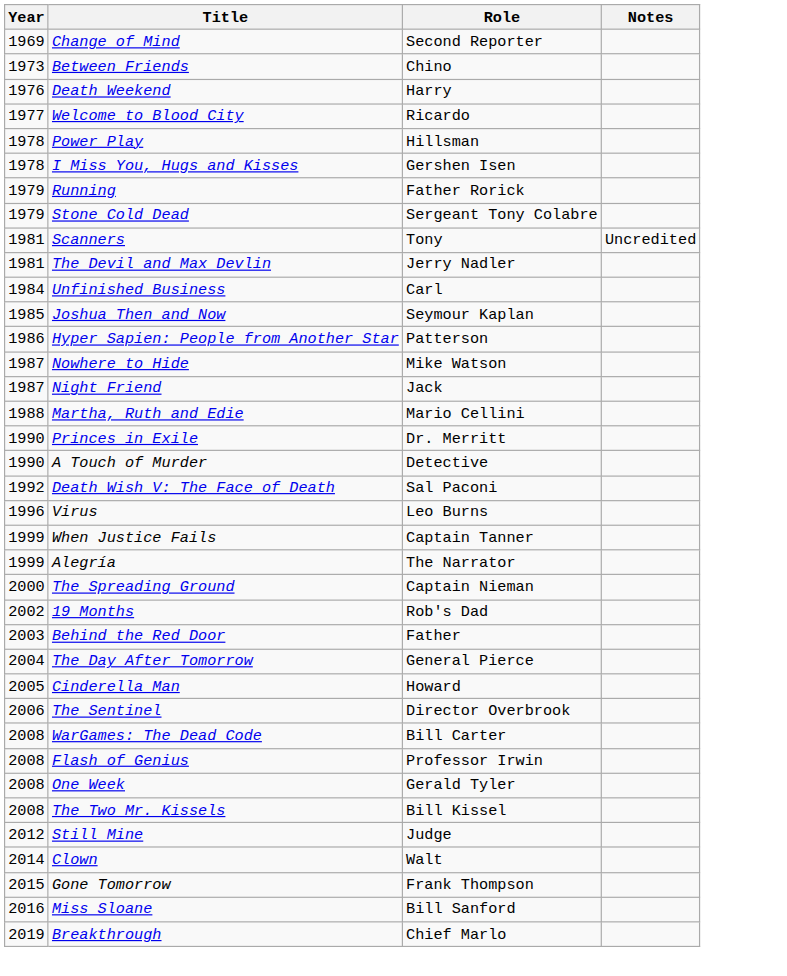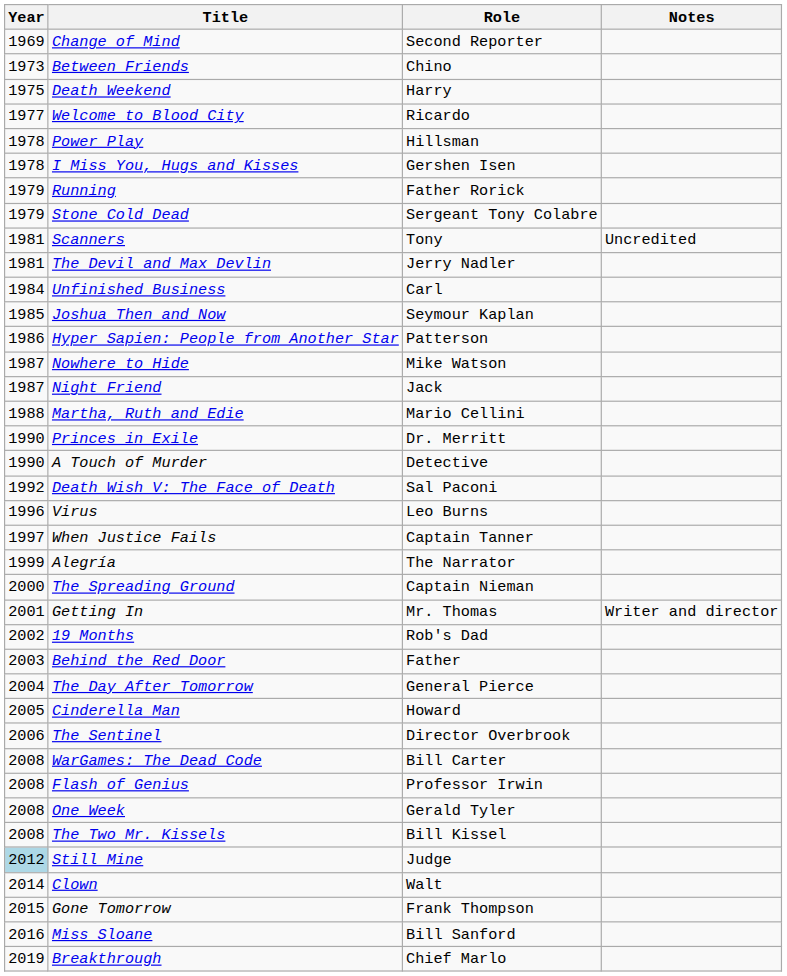(26, 91) 1976 -> (26, 91) 1975
(26, 538) 1999 -> (26, 538) 1997
+ row: (98, 612)
(26, 835) no background -> (26, 860) lightblue background
